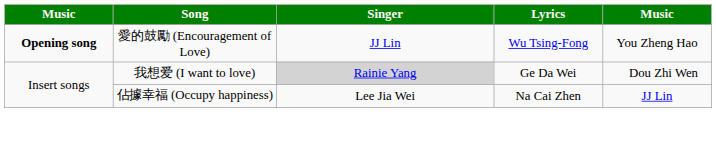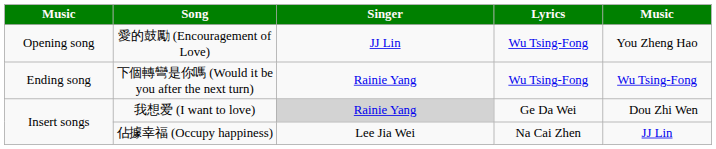(59, 43) bold -> (59, 43) normal
+ row: (195, 80)
